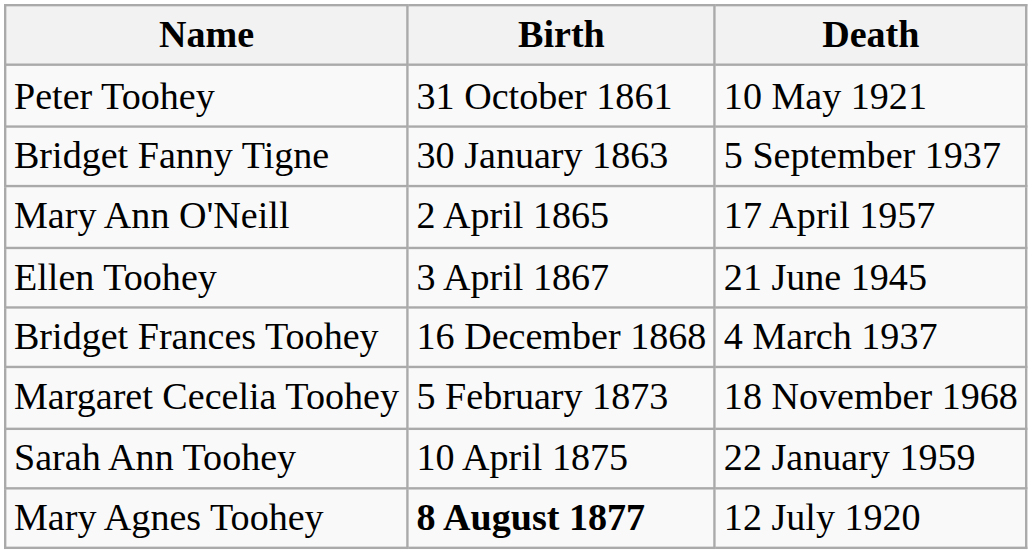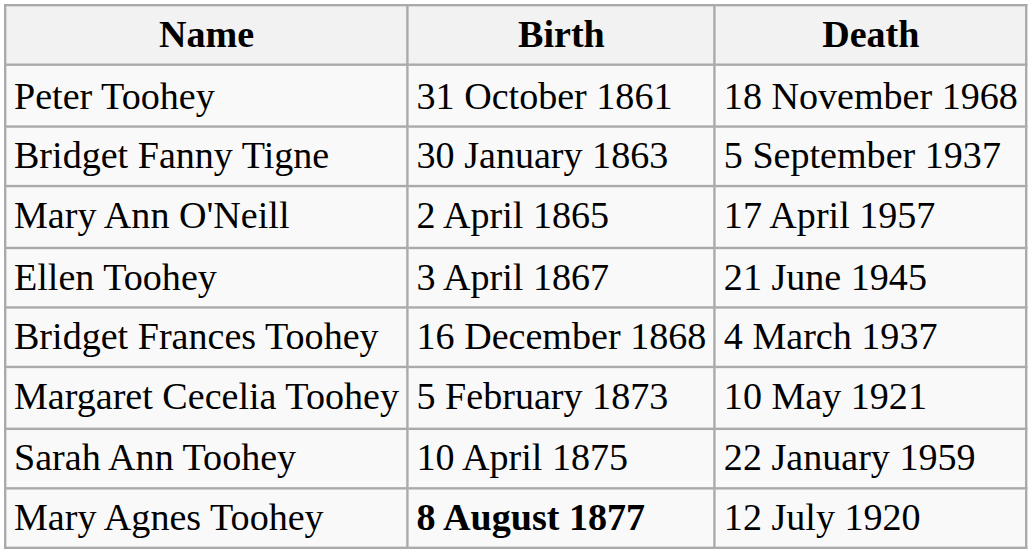(825, 95) 10 May 1921 -> (871, 95) 18 November 1968
(871, 397) 18 November 1968 -> (825, 397) 10 May 1921
